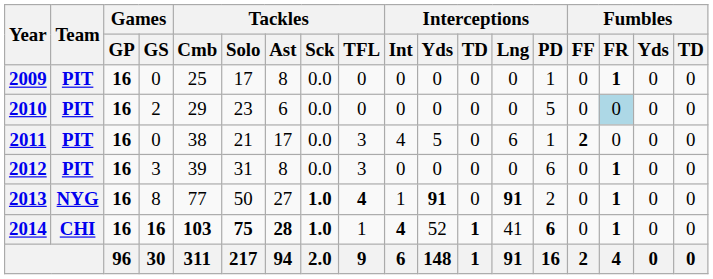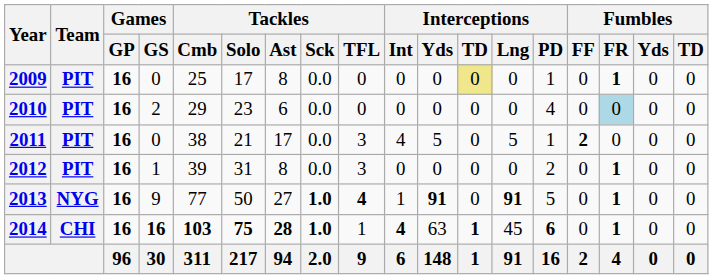(475, 79) no background -> (475, 79) khaki background
(551, 109) 5 -> (551, 109) 4
(513, 139) 6 -> (513, 139) 5
(156, 169) 3 -> (156, 169) 1
(551, 169) 6 -> (551, 169) 2
(156, 199) 8 -> (156, 199) 9
(551, 199) 2 -> (551, 199) 5
(437, 229) 52 -> (437, 229) 63
(513, 229) 41 -> (513, 229) 45
